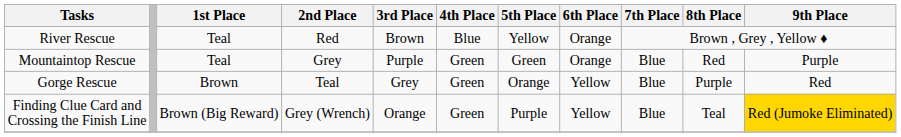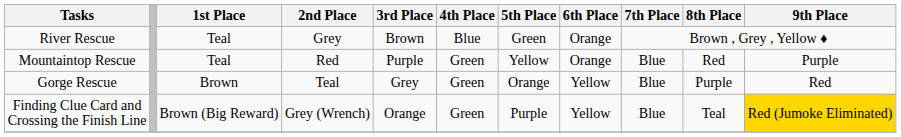(327, 37) Red -> (327, 37) Grey
(529, 37) Yellow -> (529, 37) Green
(327, 60) Grey -> (327, 60) Red
(529, 60) Green -> (529, 60) Yellow
